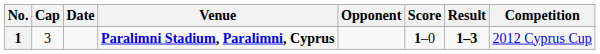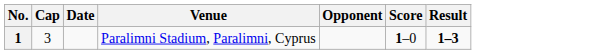- column: (542, 15)
(218, 37) bold -> (208, 37) normal
